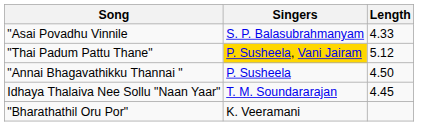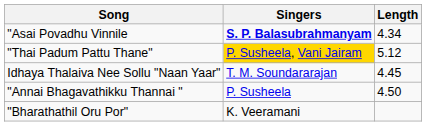(295, 34) normal -> (299, 34) bold
(382, 34) 4.33 -> (389, 34) 4.34
rows swapped: (114, 92) <-> (95, 73)
